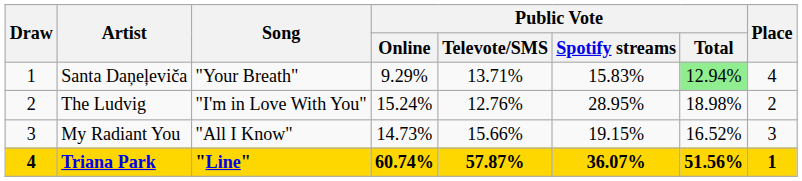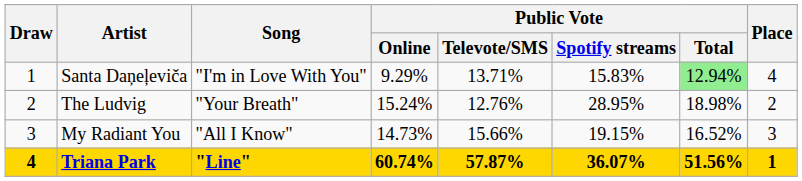(247, 76) "Your Breath" -> (281, 76) "I'm in Love With You"
(281, 104) "I'm in Love With You" -> (247, 104) "Your Breath"
